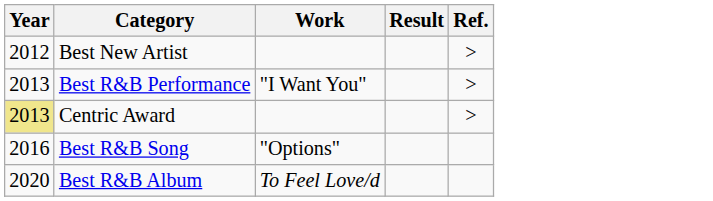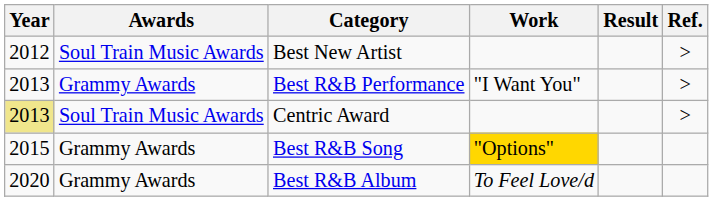+ column: (161, 20)
(29, 148) 2016 -> (29, 148) 2015
(300, 148) no background -> (514, 148) gold background
